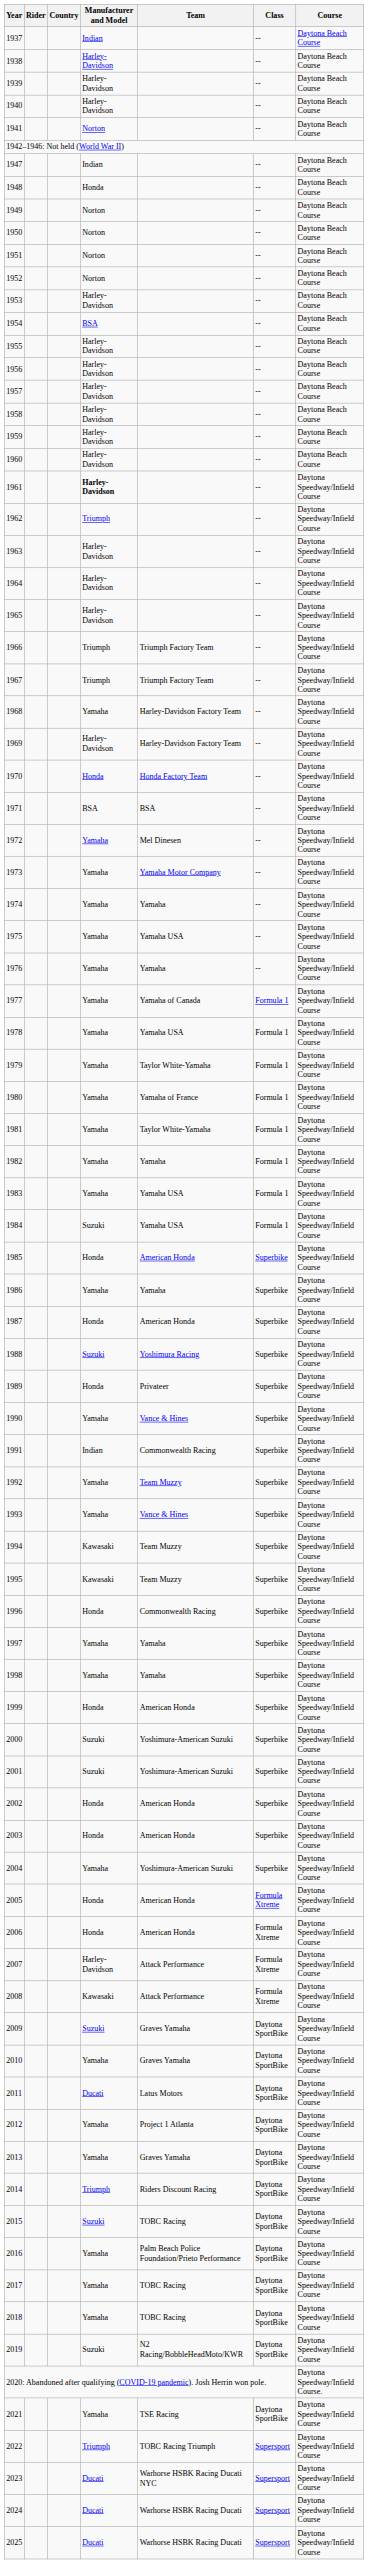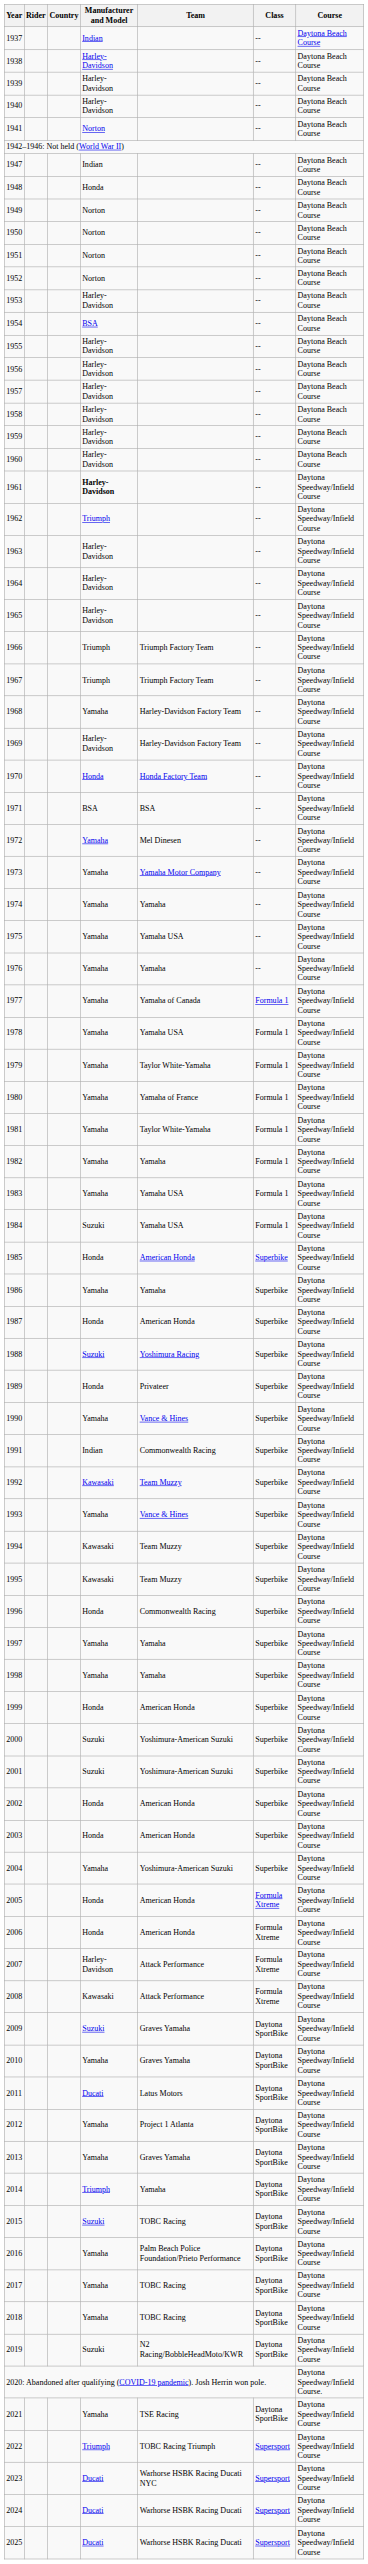(95, 1482) Yamaha -> (98, 1482) Kawasaki
(178, 2189) Riders Discount Racing -> (153, 2189) Yamaha
